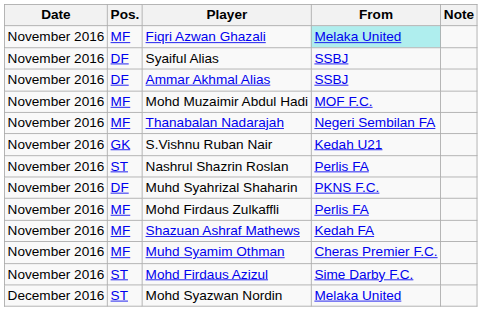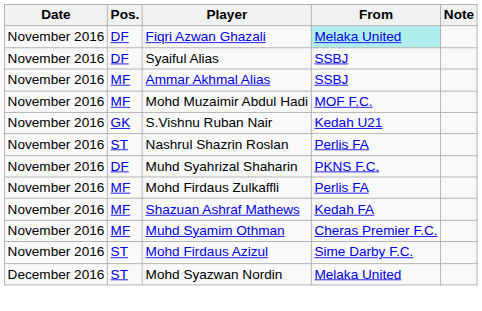(120, 36) MF -> (120, 36) DF
(120, 79) DF -> (120, 79) MF
- row: (215, 123)
